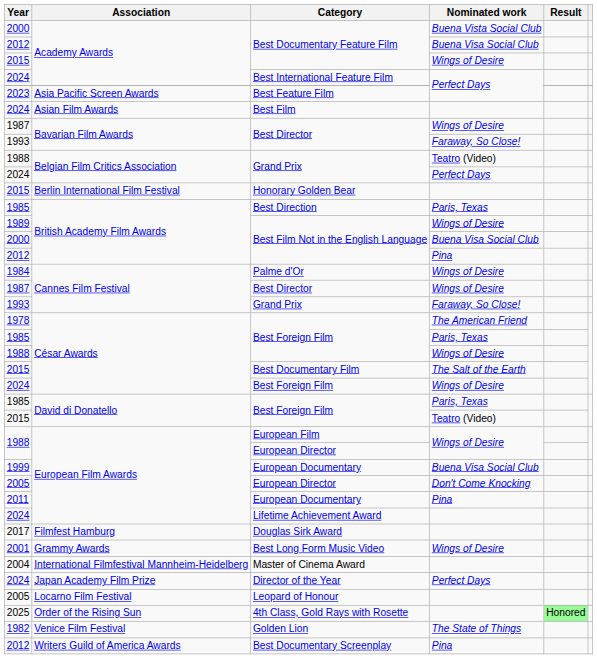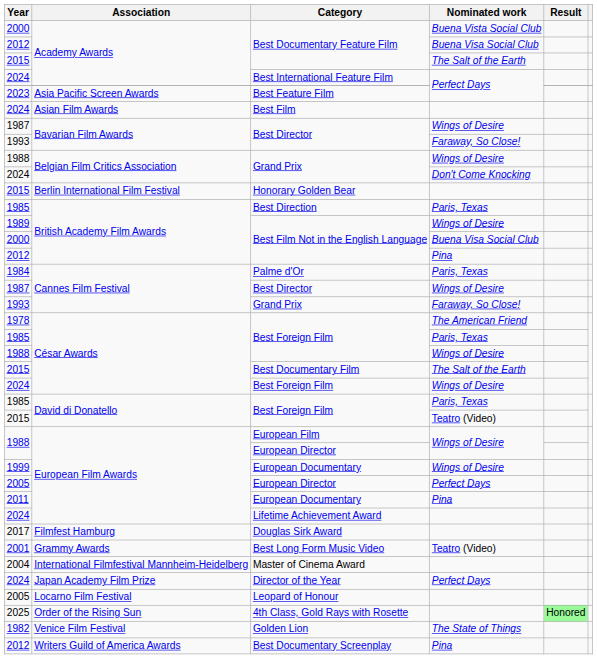(468, 61) Wings of Desire -> (479, 61) The Salt of the Earth
(464, 158) Teatro (Video) -> (468, 158) Wings of Desire
(461, 175) Perfect Days -> (481, 175) Don't Come Knocking
(468, 272) Wings of Desire -> (460, 272) Paris, Texas
(485, 467) Buena Visa Social Club -> (468, 467) Wings of Desire
(481, 483) Don't Come Knocking -> (461, 483) Perfect Days
(468, 548) Wings of Desire -> (464, 548) Teatro (Video)
